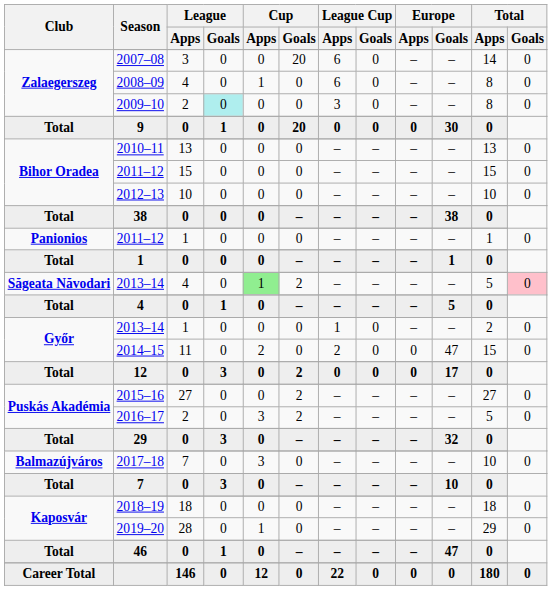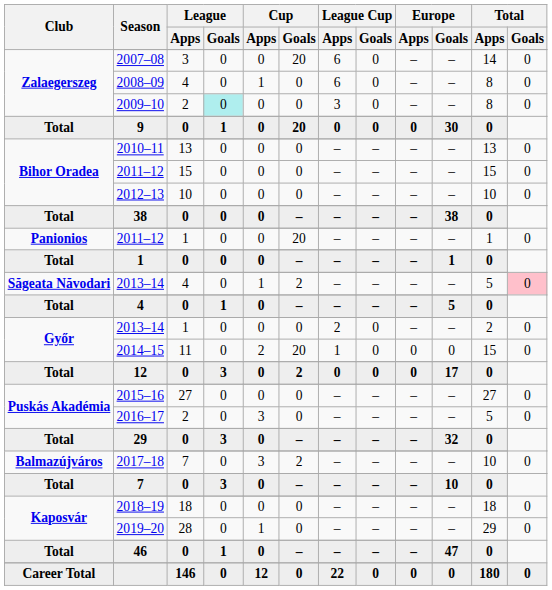(299, 239) 0 -> (299, 239) 20
(261, 283) lightgreen background -> (261, 283) no background
(337, 328) 1 -> (337, 328) 2
(299, 350) 0 -> (299, 350) 20
(337, 350) 2 -> (337, 350) 1
(452, 350) 47 -> (452, 350) 0
(299, 395) 2 -> (299, 395) 0
(299, 417) 2 -> (299, 417) 0
(299, 462) 0 -> (299, 462) 2
